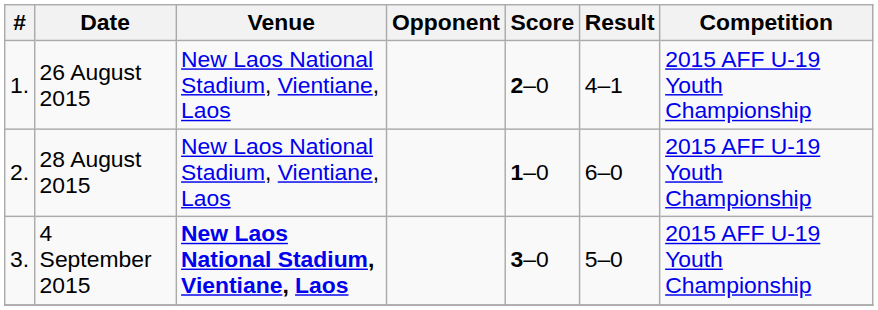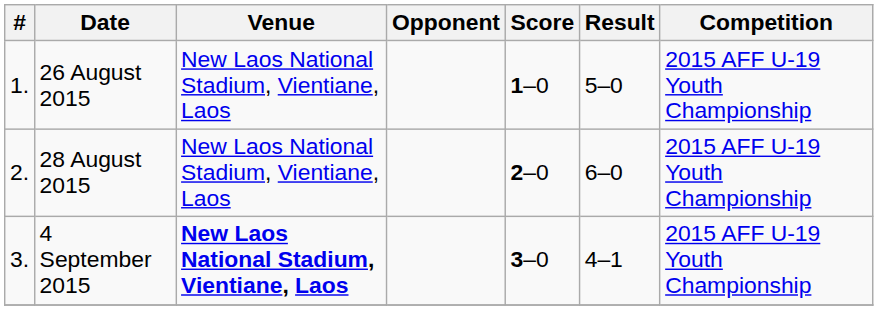(530, 84) 2–0 -> (530, 84) 1–0
(604, 84) 4–1 -> (604, 84) 5–0
(530, 172) 1–0 -> (530, 172) 2–0
(604, 260) 5–0 -> (604, 260) 4–1
